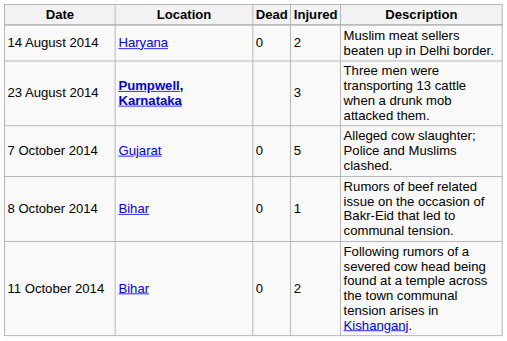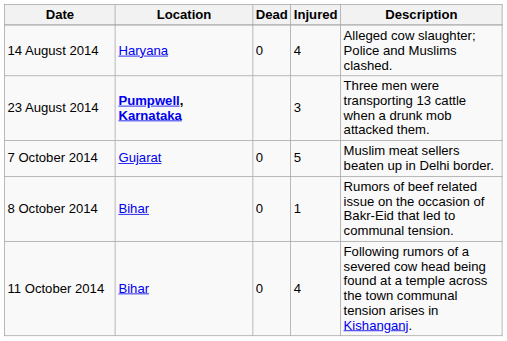(297, 43) 2 -> (297, 50) 4
(419, 43) Muslim meat sellers beaten up in Delhi border. -> (410, 50) Alleged cow slaughter; Police and Muslims clashed.
(410, 151) Alleged cow slaughter; Police and Muslims clashed. -> (419, 158) Muslim meat sellers beaten up in Delhi border.
(297, 288) 2 -> (297, 288) 4
